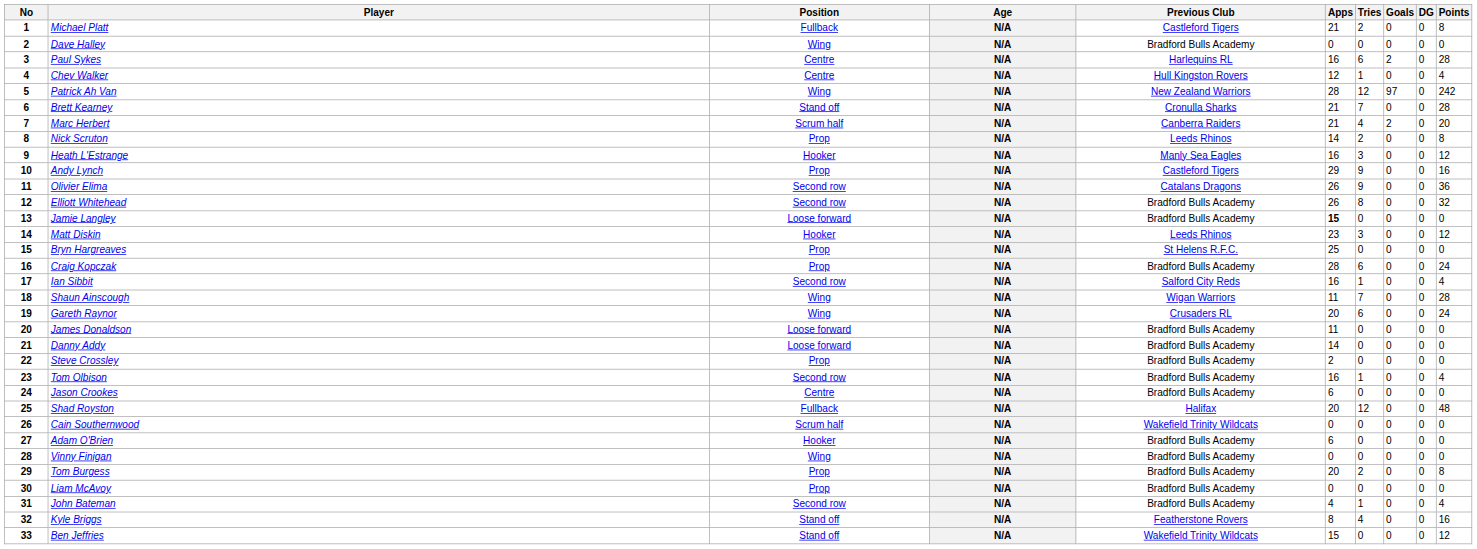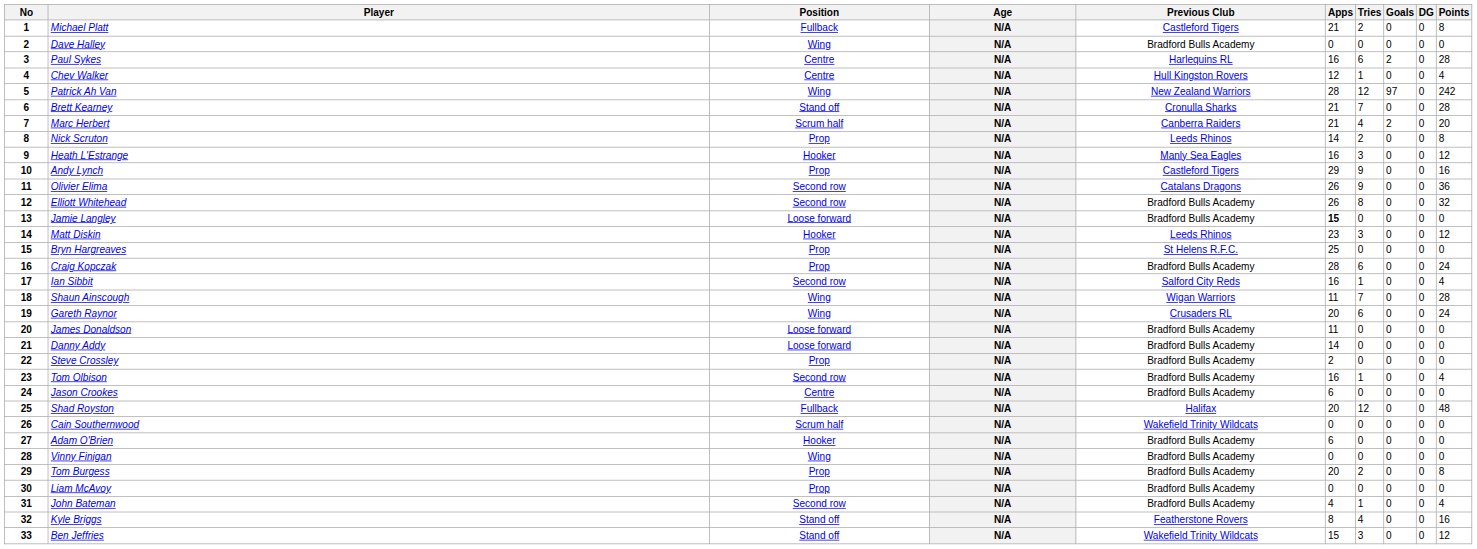(1361, 535) 0 -> (1361, 535) 3
